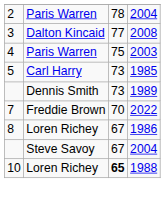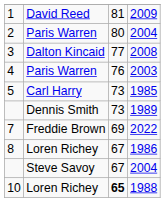+ row: (11, 14)
(118, 14) 78 -> (118, 33) 80
(118, 52) 75 -> (118, 71) 76
(118, 110) 70 -> (118, 129) 69
